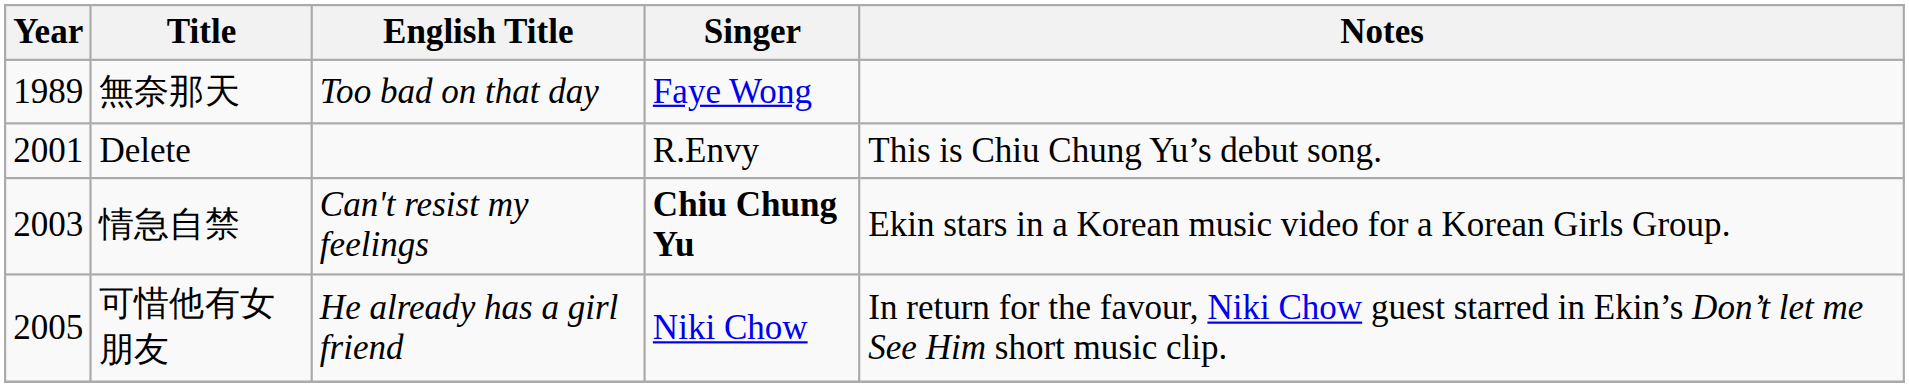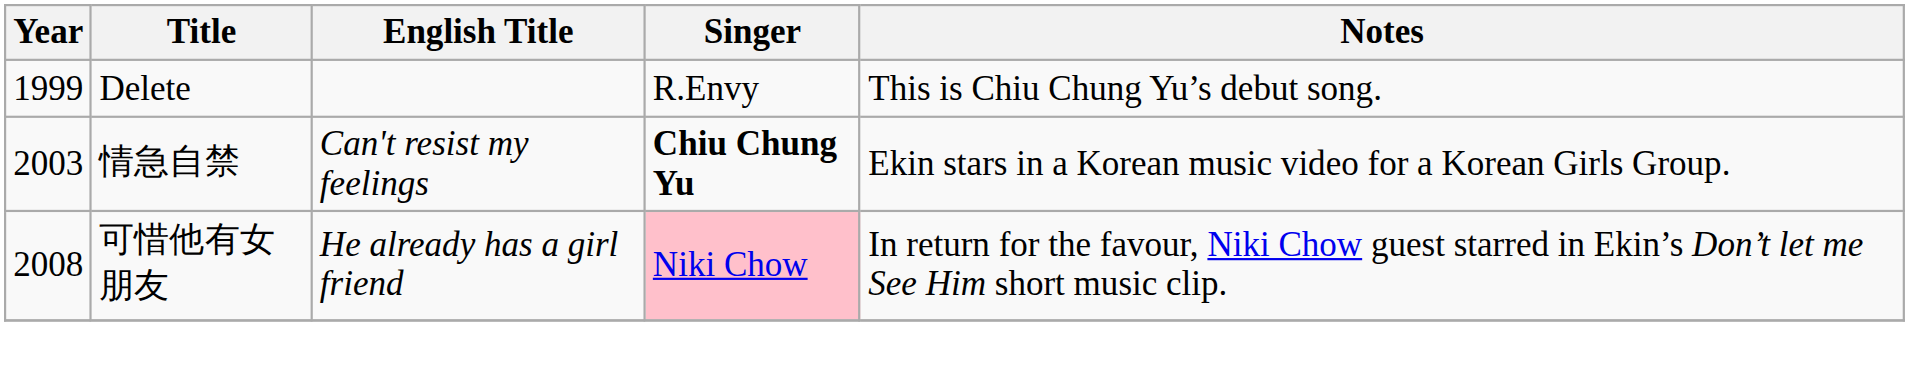- row: (169, 90)
(48, 149) 2001 -> (48, 87) 1999
(48, 326) 2005 -> (48, 264) 2008
(730, 326) no background -> (730, 264) pink background
